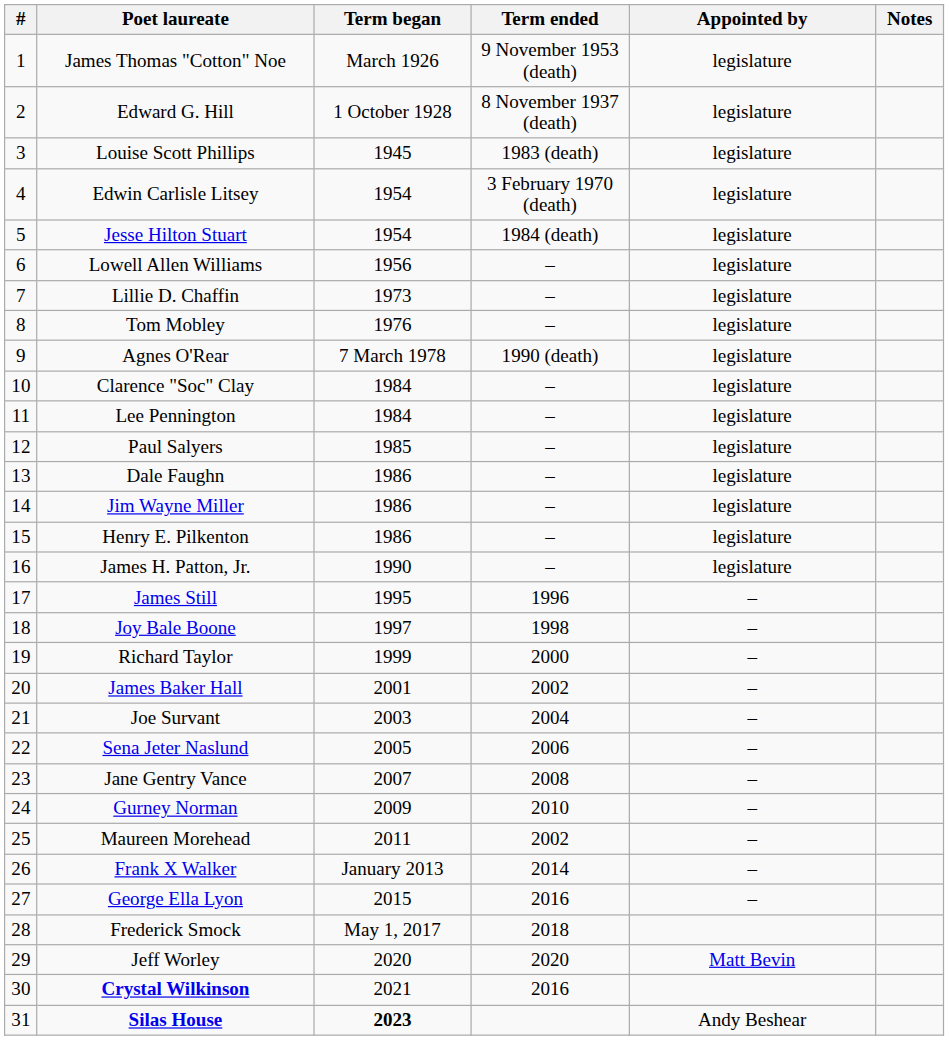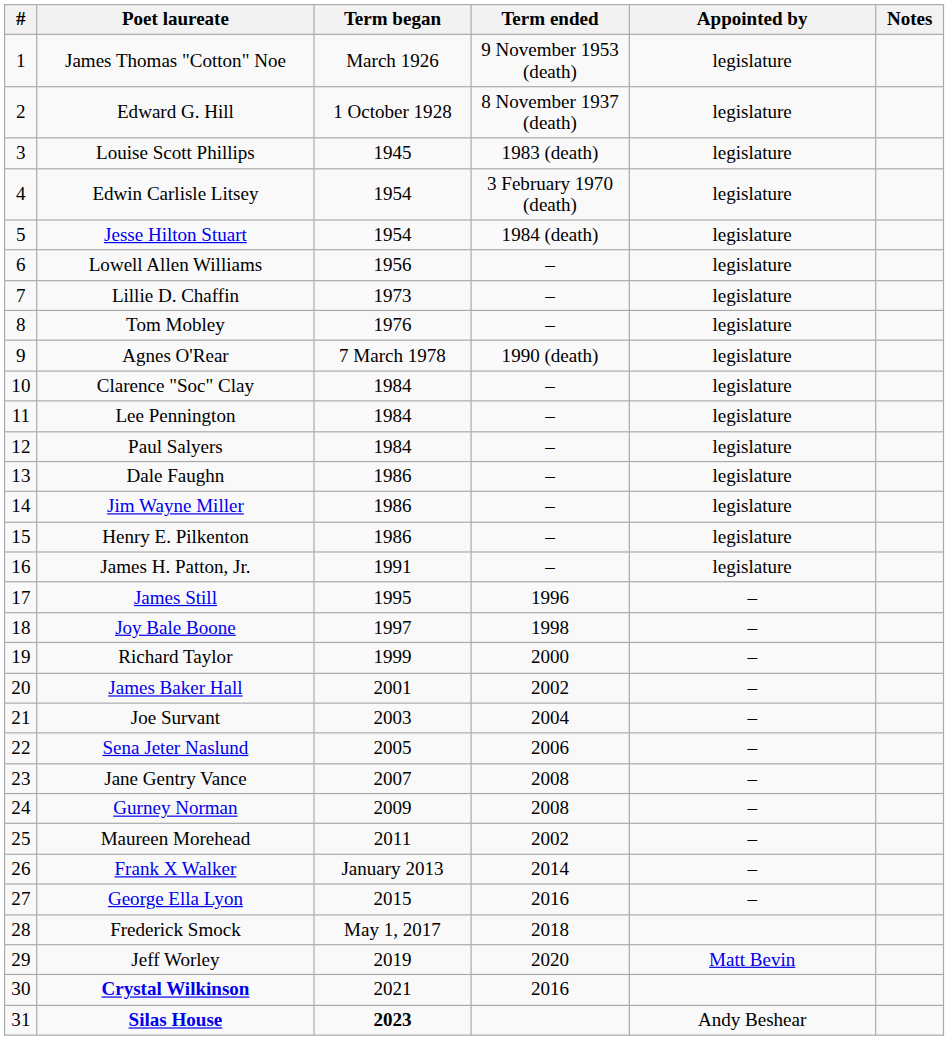(392, 446) 1985 -> (392, 446) 1984
(392, 566) 1990 -> (392, 566) 1991
(550, 808) 2010 -> (550, 808) 2008
(392, 959) 2020 -> (392, 959) 2019
